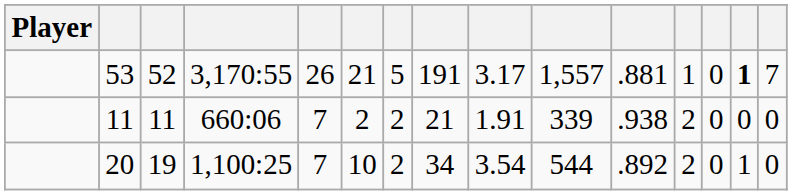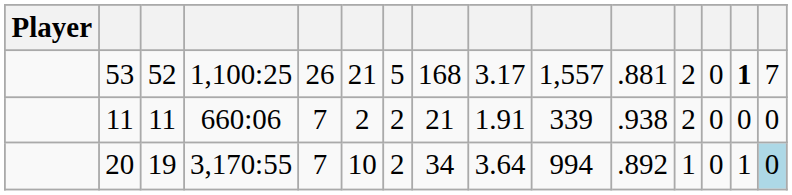(241, 73) 3,170:55 -> (241, 73) 1,100:25
(440, 73) 191 -> (440, 73) 168
(689, 73) 1 -> (689, 73) 2
(241, 165) 1,100:25 -> (241, 165) 3,170:55
(500, 165) 3.54 -> (500, 165) 3.64
(571, 165) 544 -> (571, 165) 994
(689, 165) 2 -> (689, 165) 1
(772, 165) no background -> (772, 165) lightblue background
